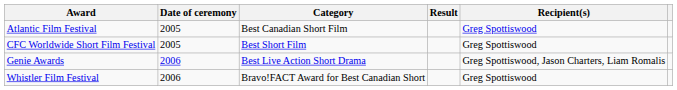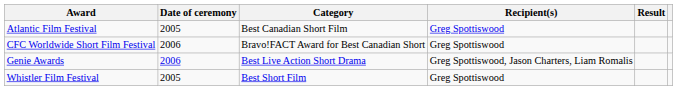columns swapped: (564, 12) <-> (444, 12)
(170, 45) 2005 -> (170, 45) 2006
(274, 45) Best Short Film -> (333, 45) Bravo!FACT Award for Best Canadian Short
(170, 77) 2006 -> (170, 77) 2005
(333, 77) Bravo!FACT Award for Best Canadian Short -> (274, 77) Best Short Film
